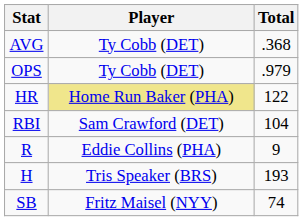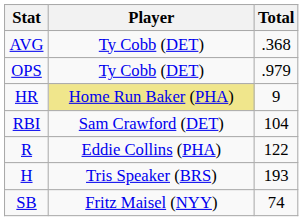(276, 96) 122 -> (276, 96) 9
(276, 149) 9 -> (276, 149) 122
